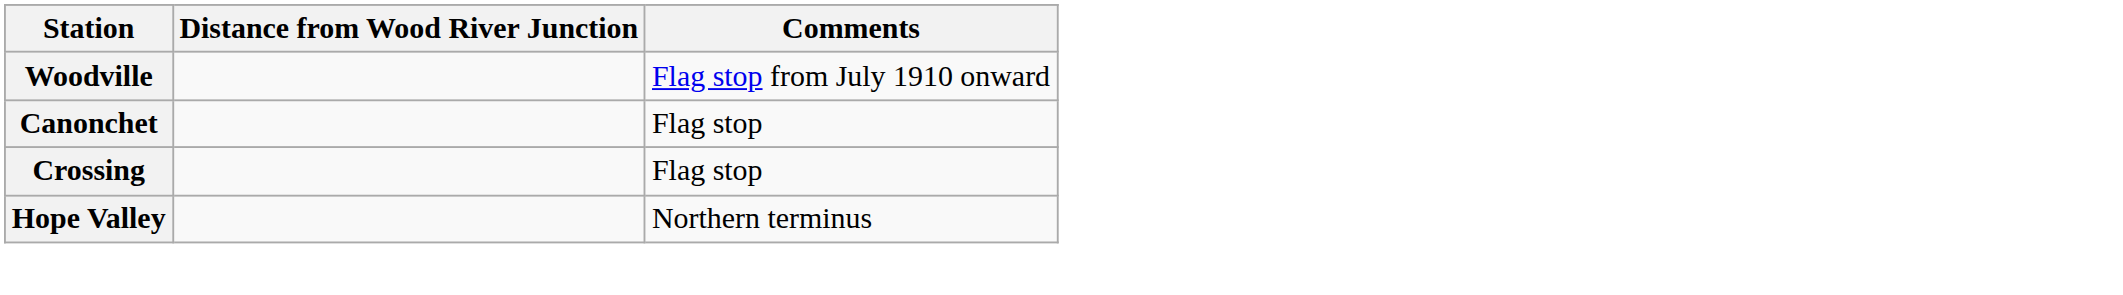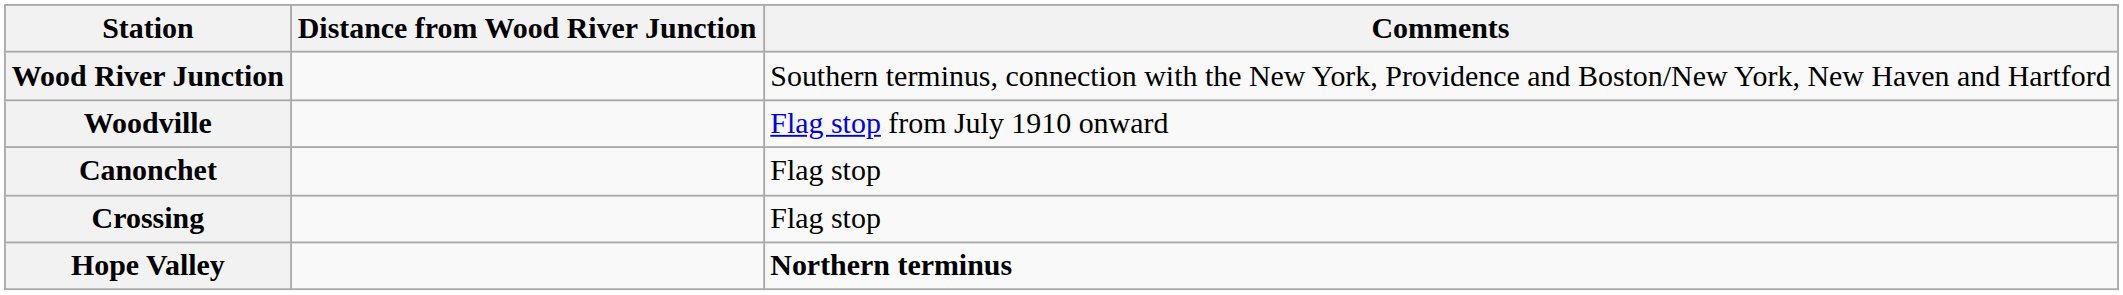+ row: (148, 75)
(762, 218) normal -> (891, 265) bold
